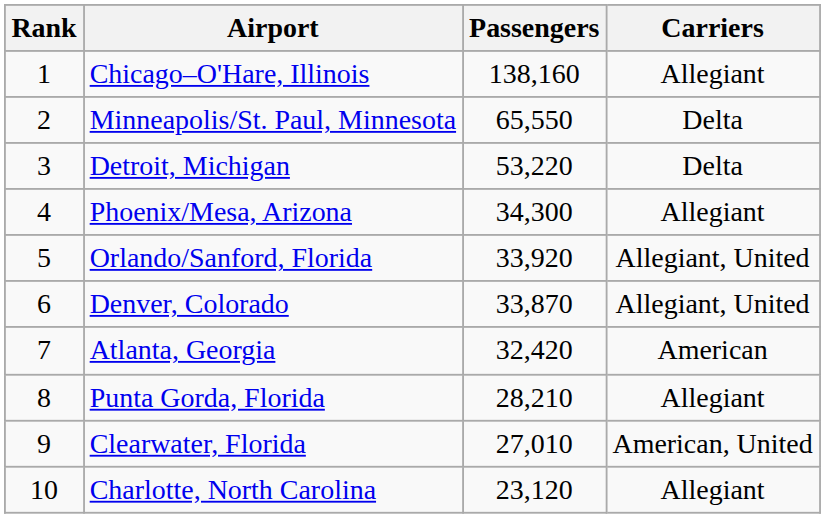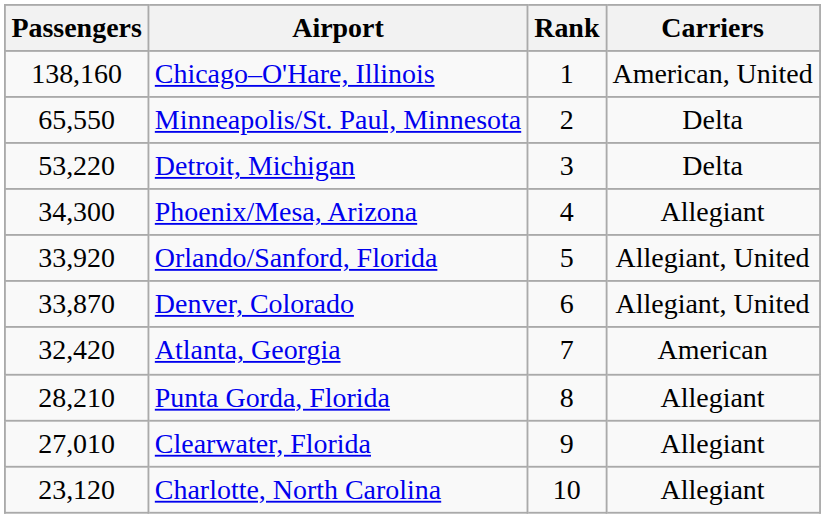columns swapped: (44, 27) <-> (534, 27)
(713, 73) Allegiant -> (713, 73) American, United
(713, 442) American, United -> (713, 442) Allegiant
